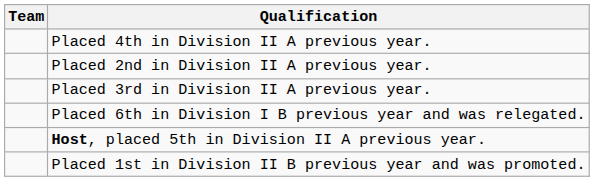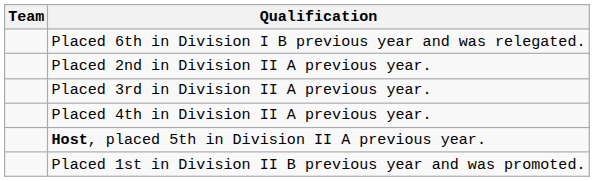rows swapped: (319, 115) <-> (242, 41)
